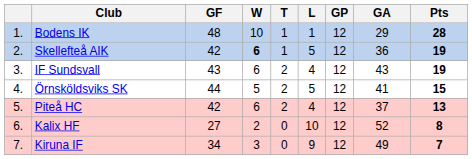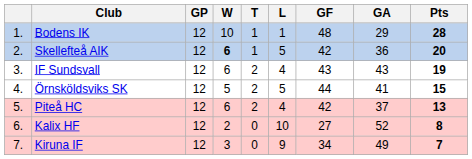columns swapped: (340, 13) <-> (214, 13)
(439, 51) 19 -> (439, 51) 20
